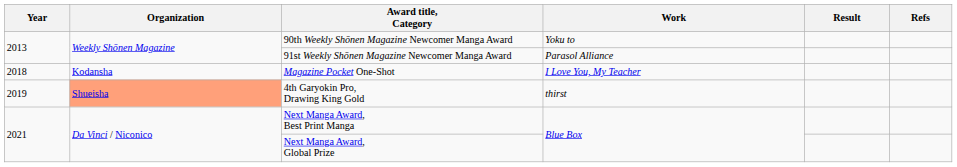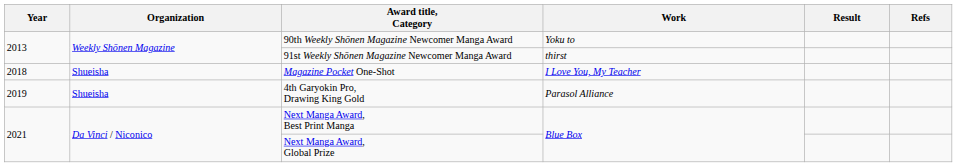(579, 55) Parasol Alliance -> (556, 55) thirst
(92, 71) Kodansha -> (90, 71) Shueisha
(90, 93) lightsalmon background -> (90, 93) no background
(556, 93) thirst -> (579, 93) Parasol Alliance
